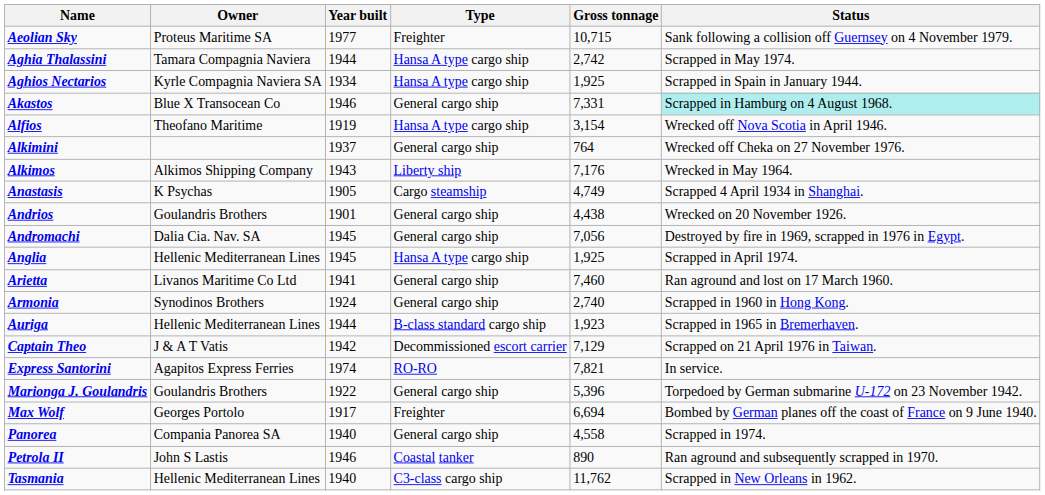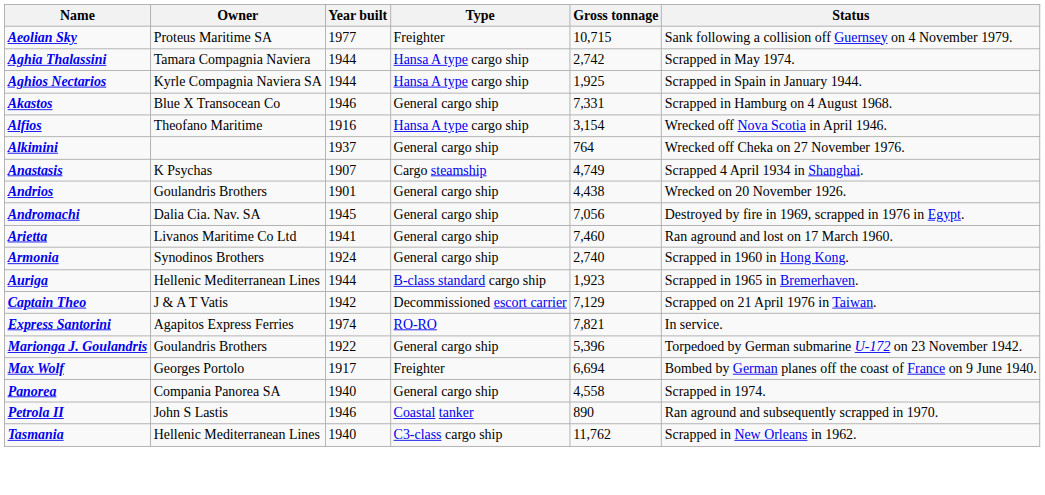(342, 81) 1934 -> (342, 81) 1944
(779, 103) paleturquoise background -> (779, 103) no background
(342, 125) 1919 -> (342, 125) 1916
- row: (31, 170)
(342, 192) 1905 -> (342, 170) 1907
- row: (27, 258)
